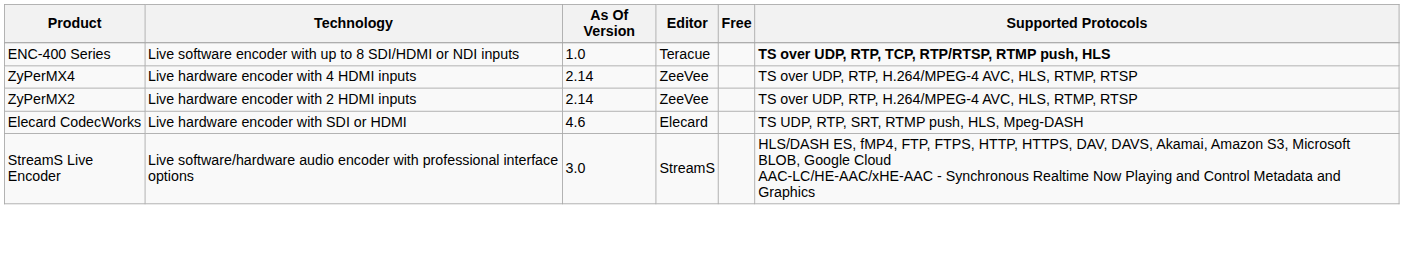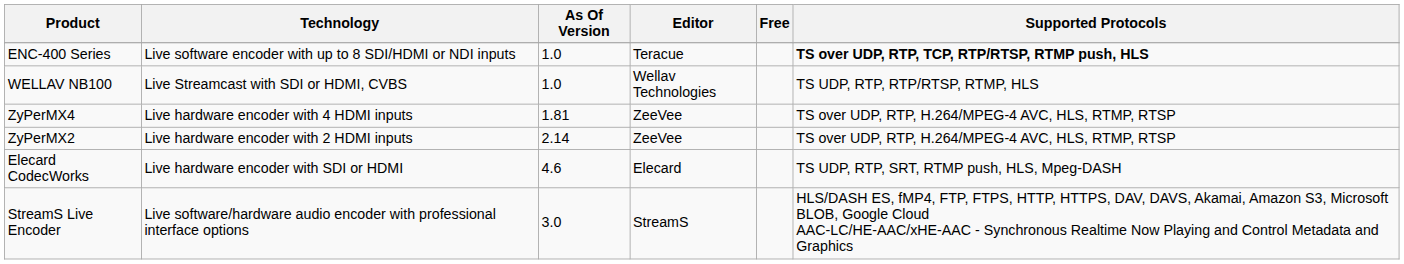+ row: (60, 84)
(579, 76) 2.14 -> (555, 115) 1.81
